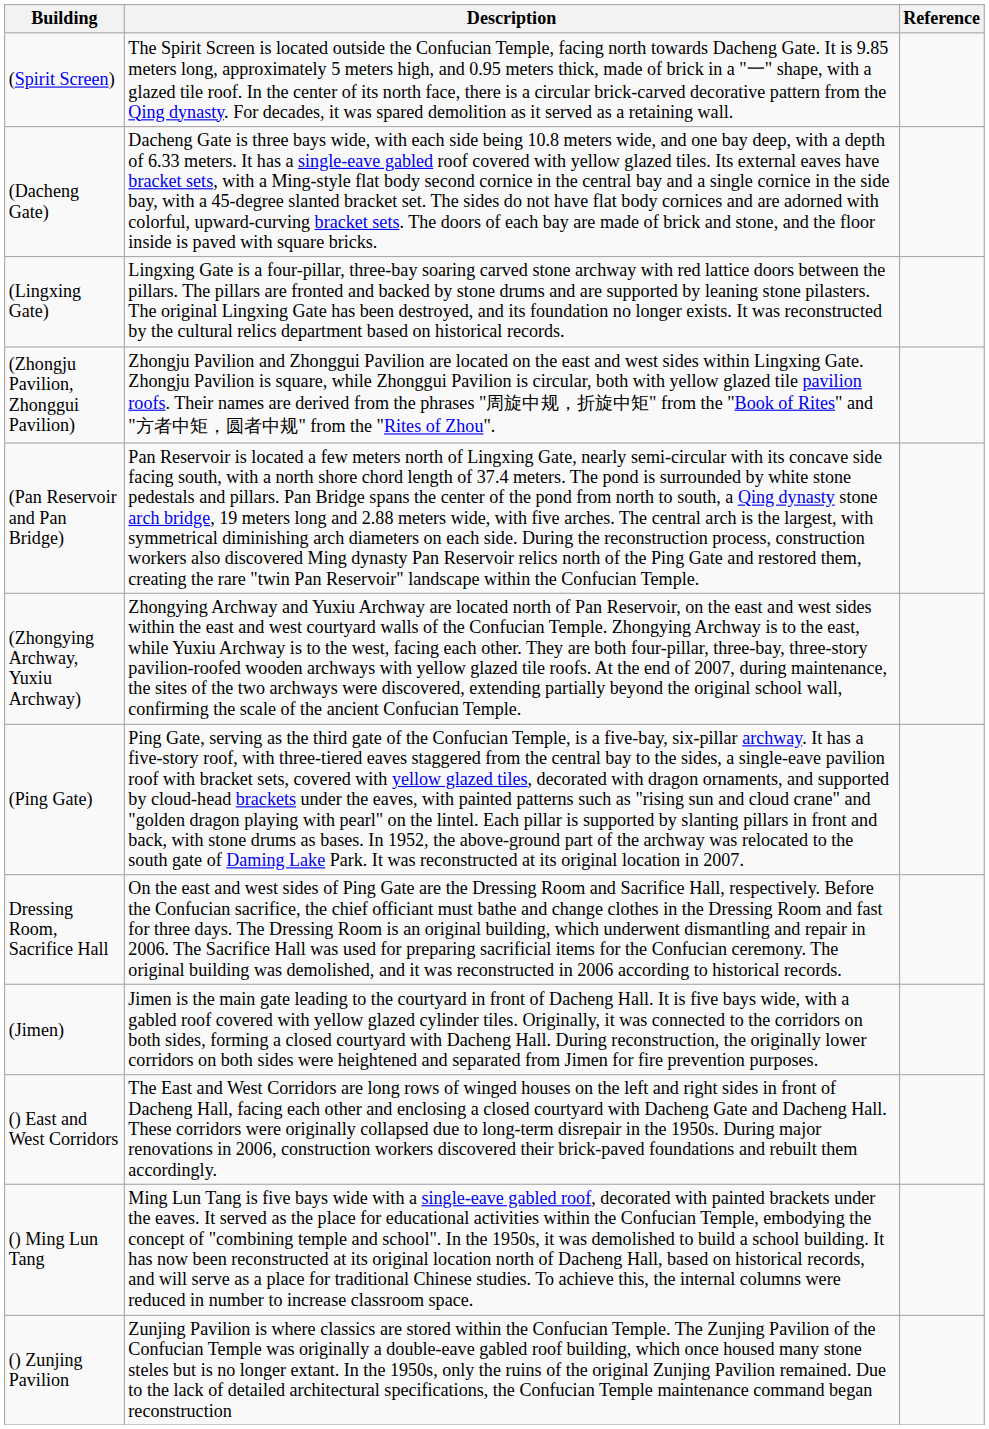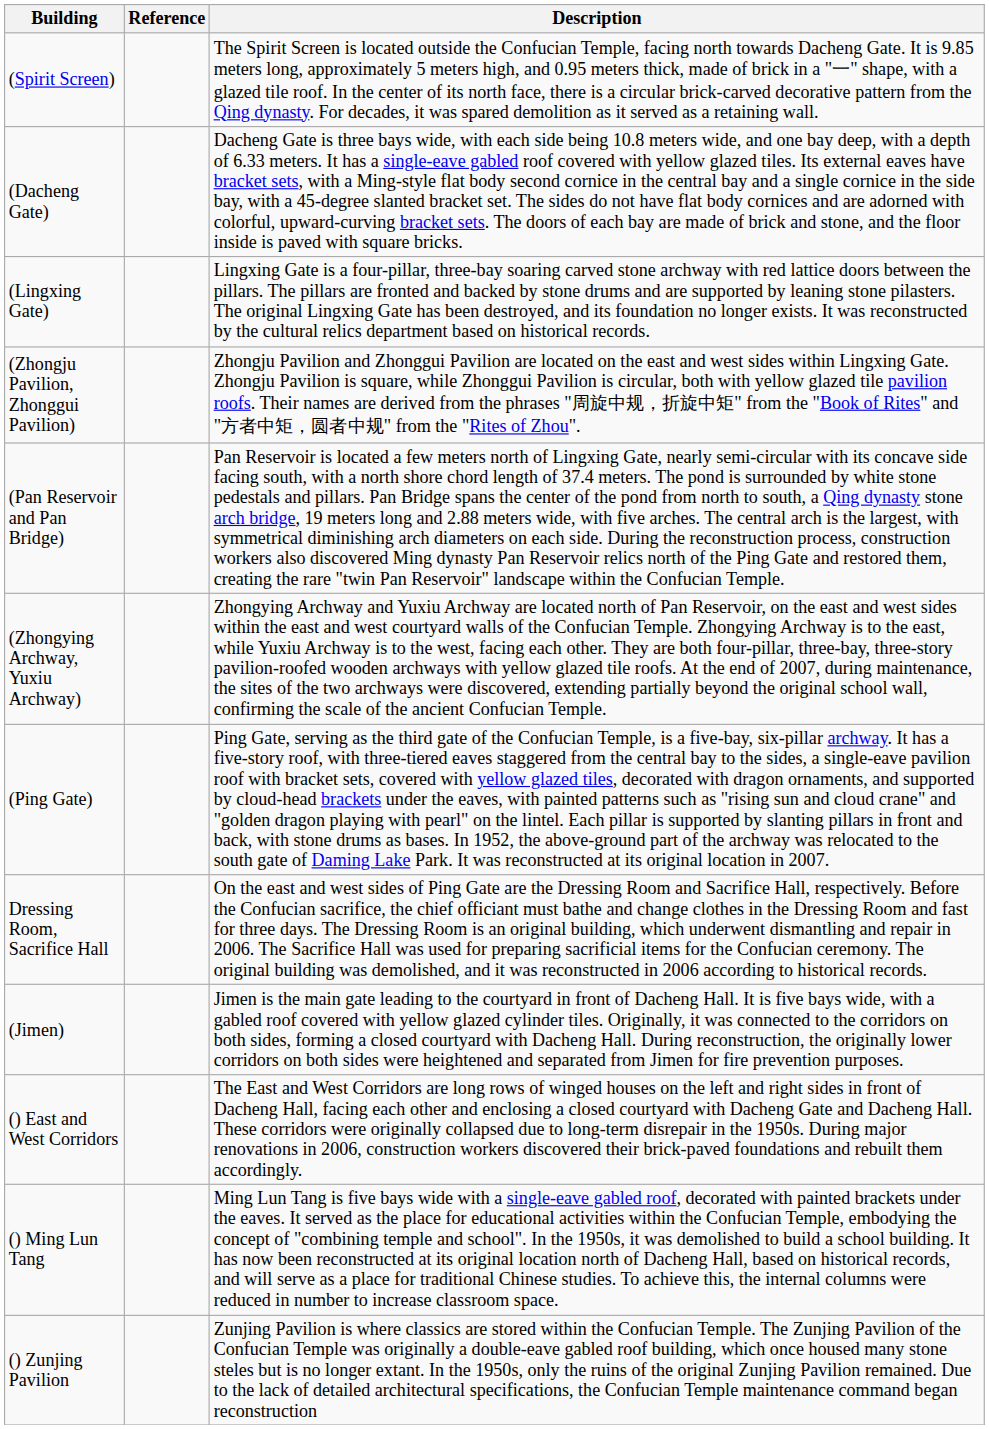columns swapped: (512, 18) <-> (942, 18)
